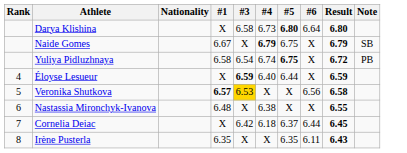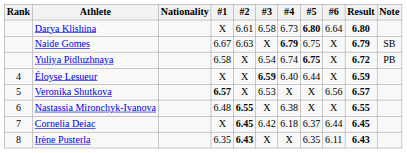+ column: (245, 12)
(245, 92) gold background -> (267, 92) no background
(339, 92) 6.58 -> (361, 92) 6.57
